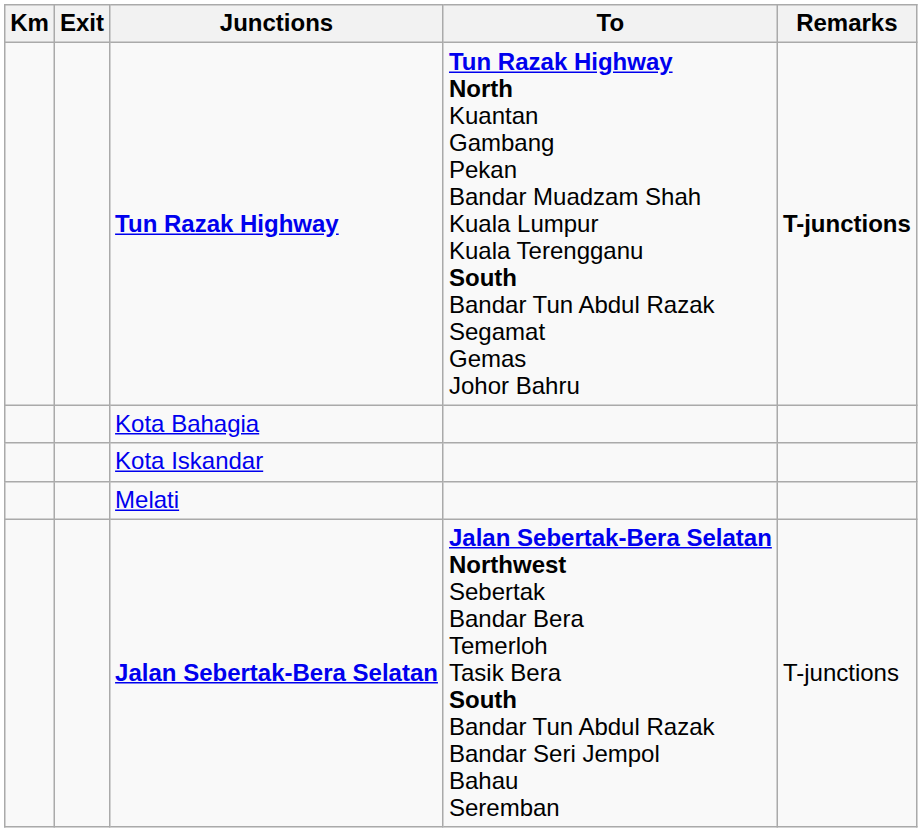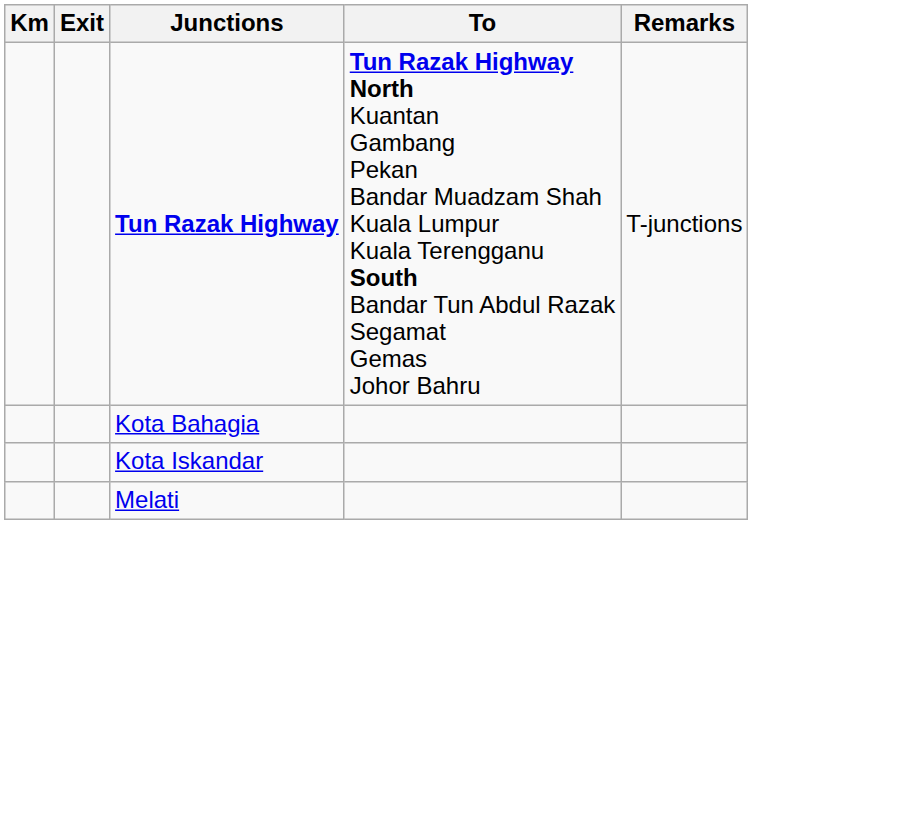(847, 223) bold -> (684, 223) normal
- row: (277, 672)
